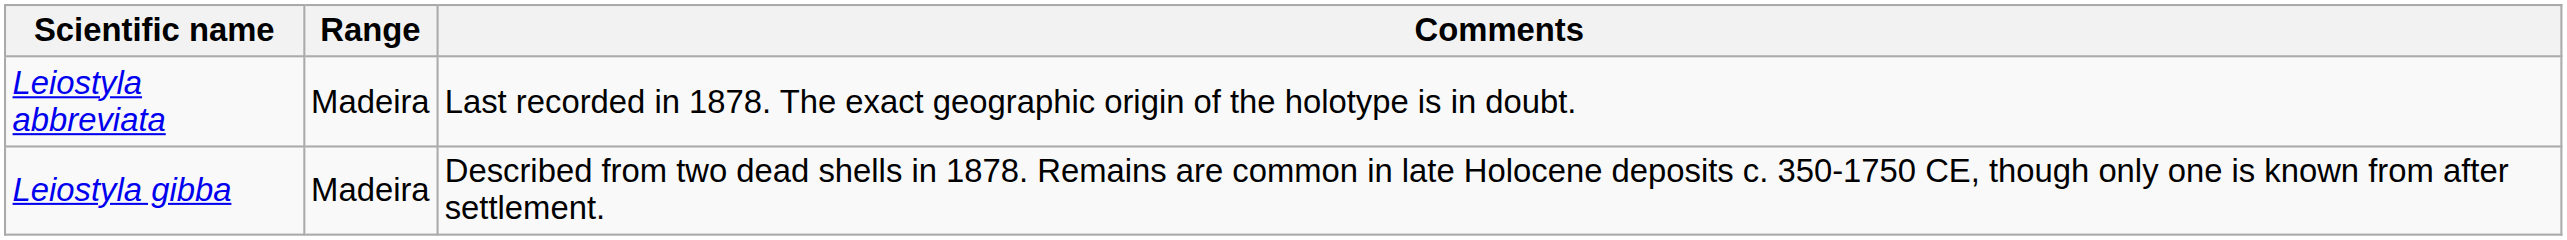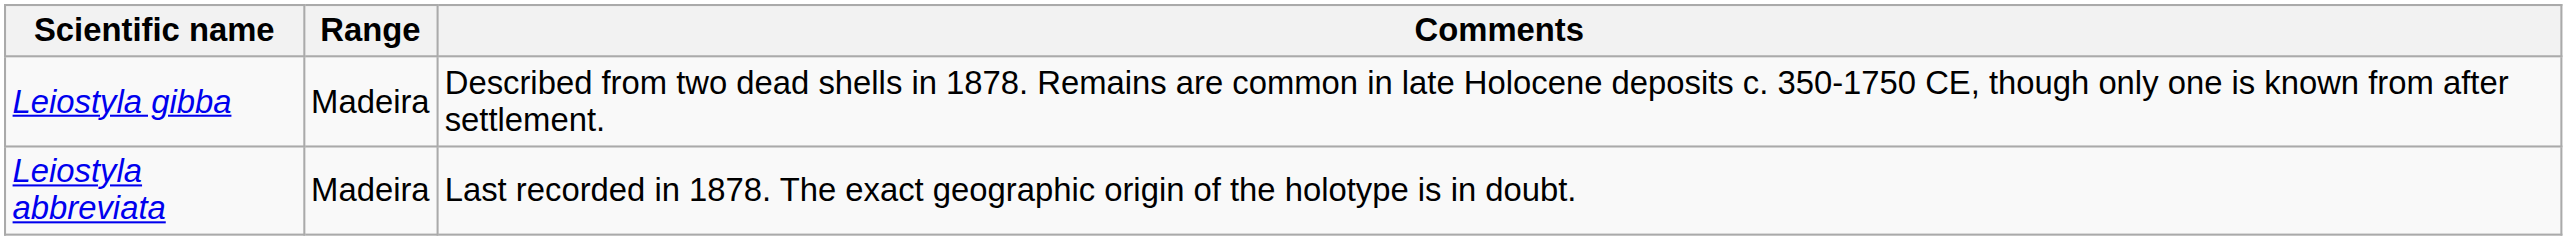rows swapped: (89, 100) <-> (122, 189)
